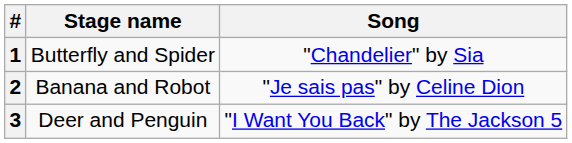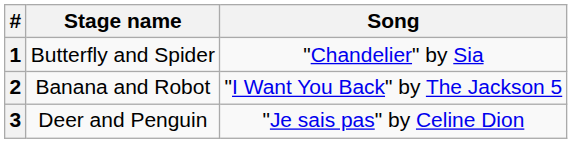(393, 87) "Je sais pas" by Celine Dion -> (393, 87) "I Want You Back" by The Jackson 5
(393, 120) "I Want You Back" by The Jackson 5 -> (393, 120) "Je sais pas" by Celine Dion
